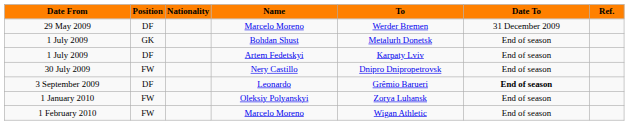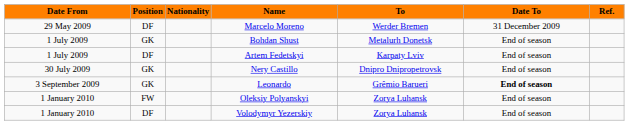(148, 70) FW -> (148, 70) GK
(148, 84) DF -> (148, 84) GK
+ row: (67, 113)
- row: (67, 113)
